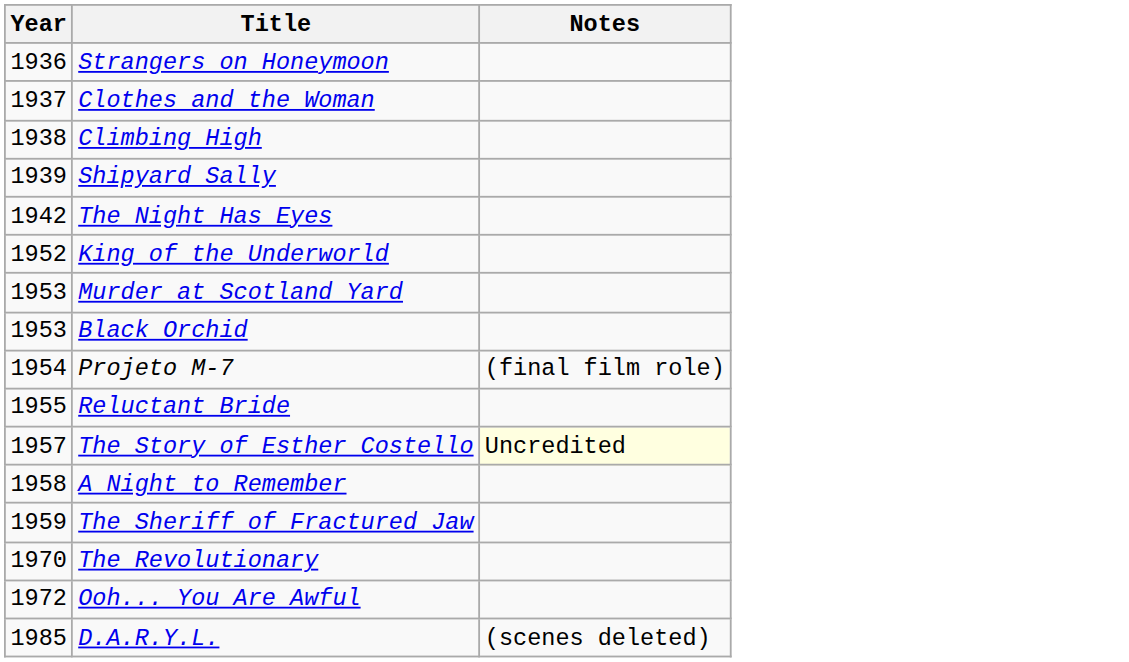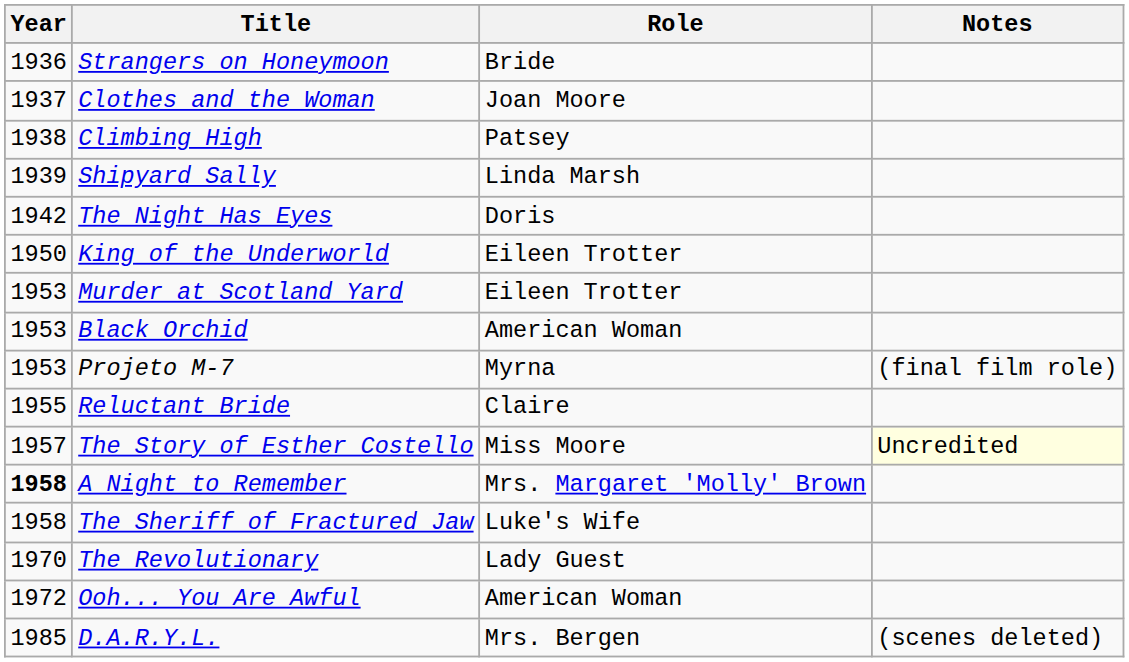+ column: (675, 24)
(39, 254) 1952 -> (39, 254) 1950
(39, 369) 1954 -> (39, 369) 1953
(39, 484) normal -> (39, 484) bold
(39, 523) 1959 -> (39, 523) 1958
